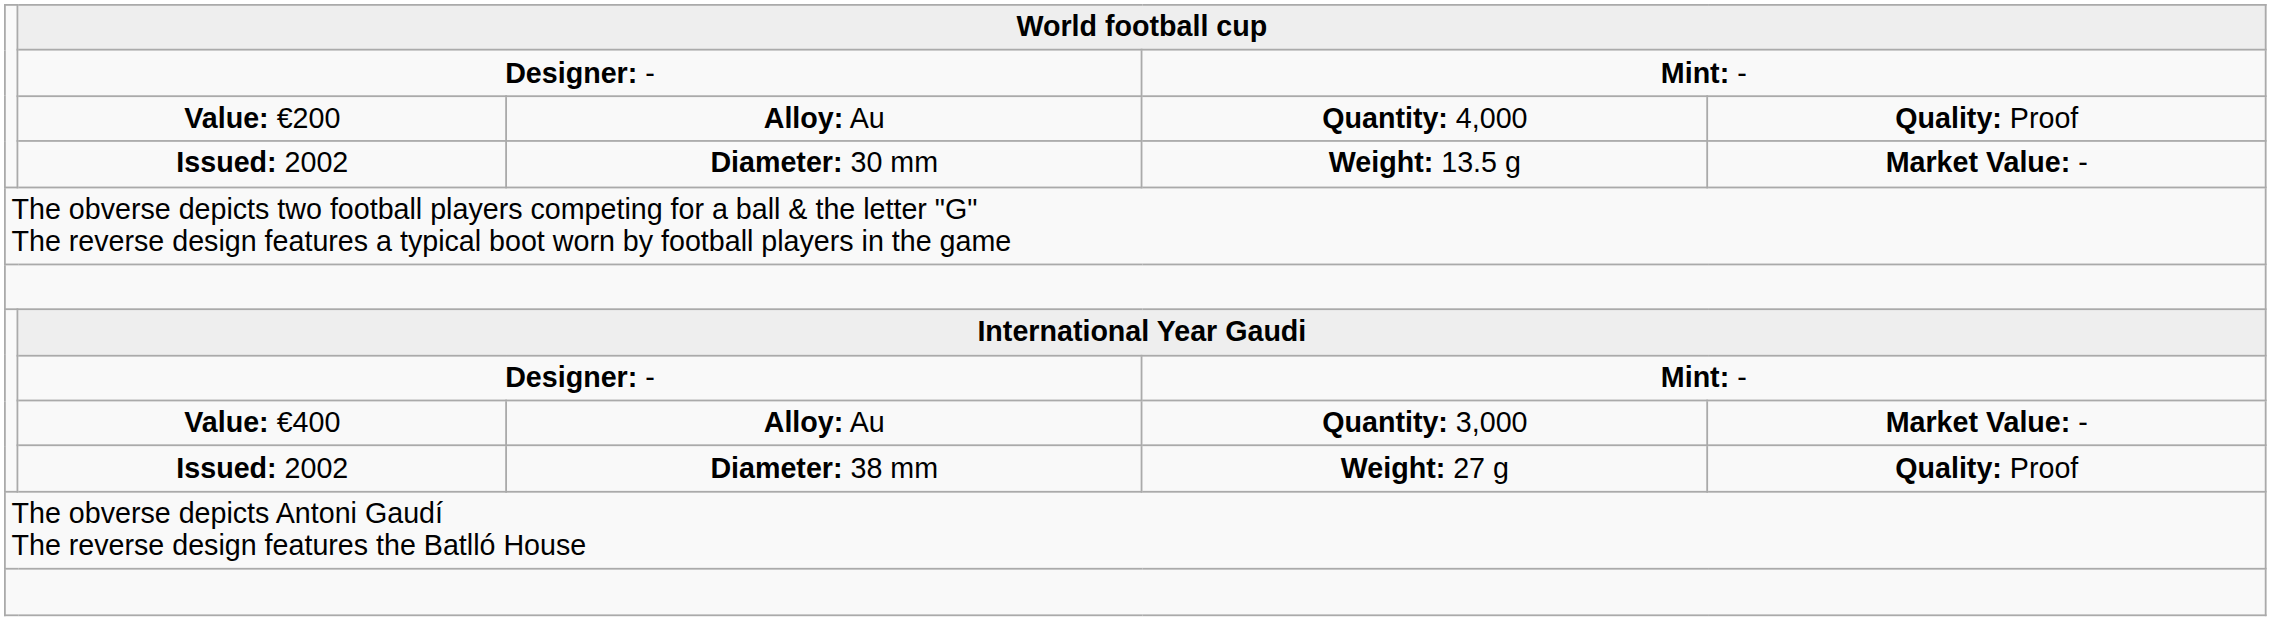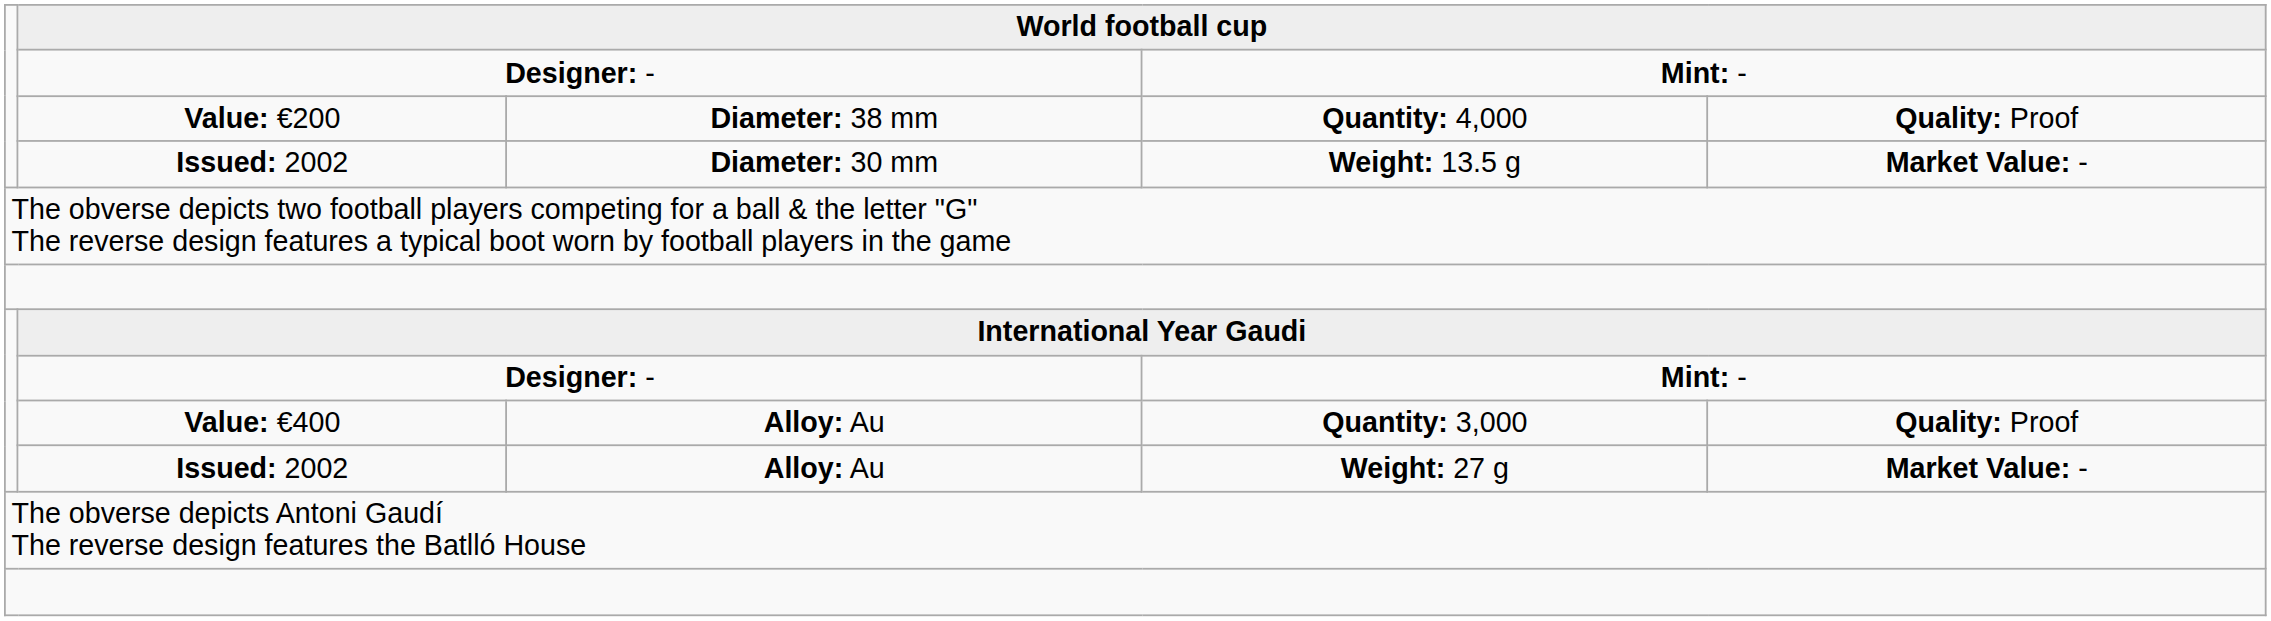(824, 118) Alloy: Au -> (824, 118) Diameter: 38 mm
(1987, 422) Market Value: - -> (1987, 422) Quality: Proof
(824, 468) Diameter: 38 mm -> (824, 468) Alloy: Au
(1987, 468) Quality: Proof -> (1987, 468) Market Value: -
